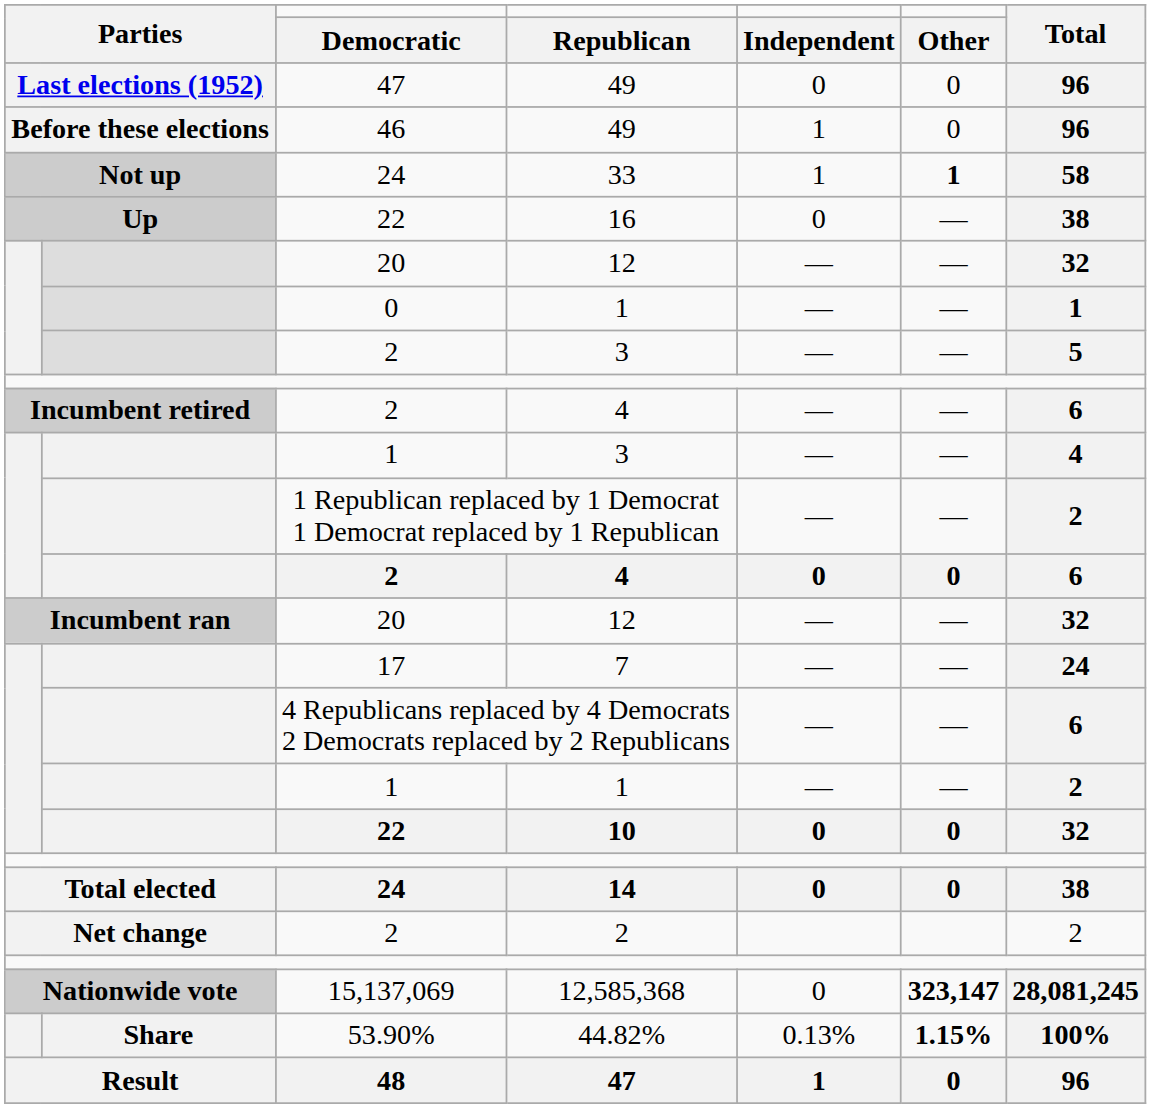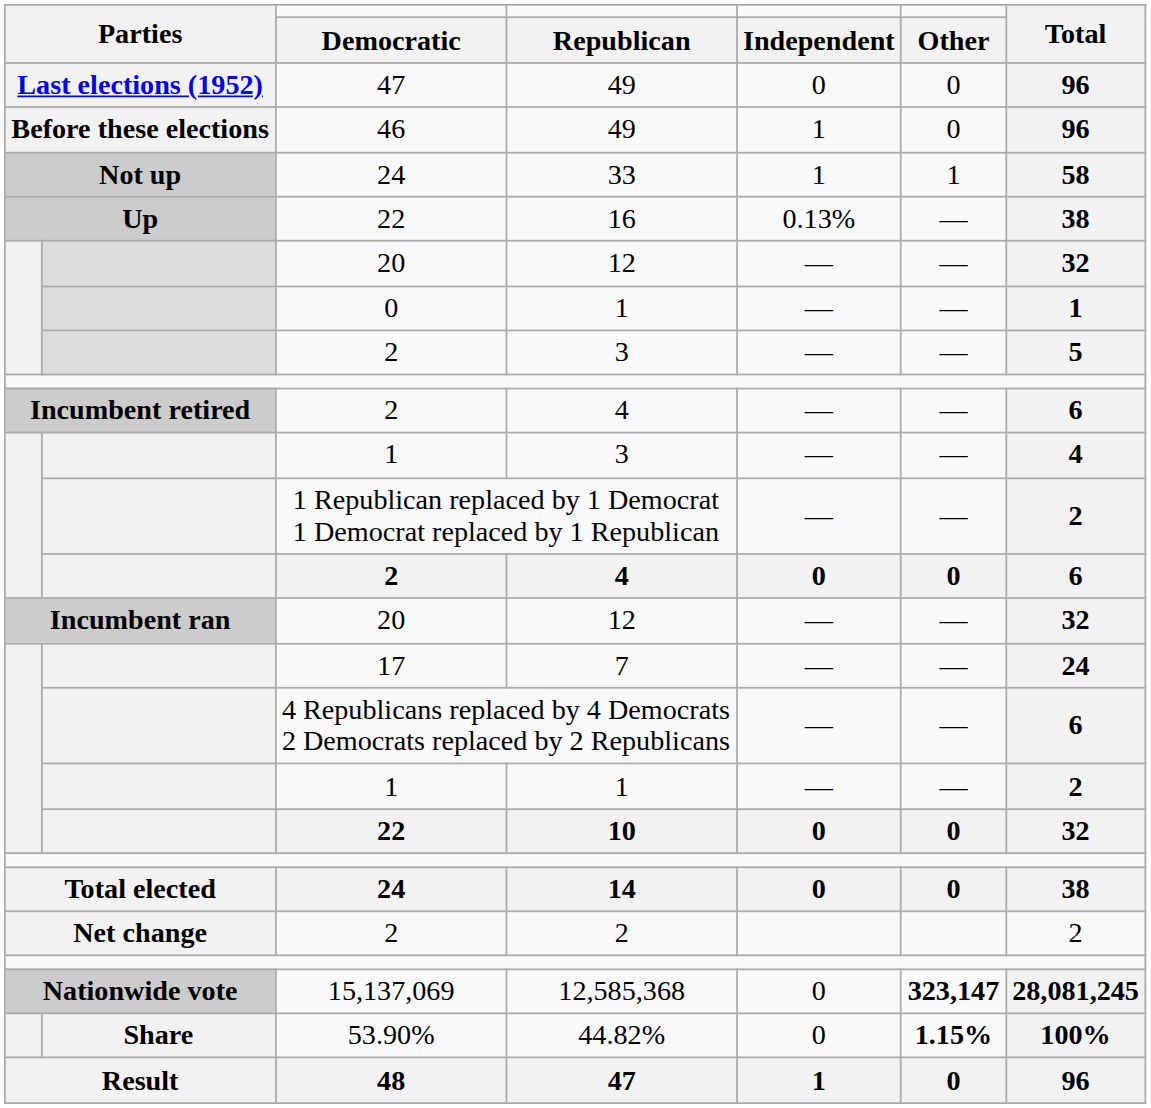(953, 173) bold -> (953, 173) normal
(819, 218) 0 -> (819, 218) 0.13%
(819, 1035) 0.13% -> (819, 1035) 0
